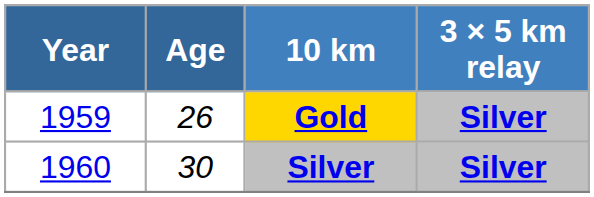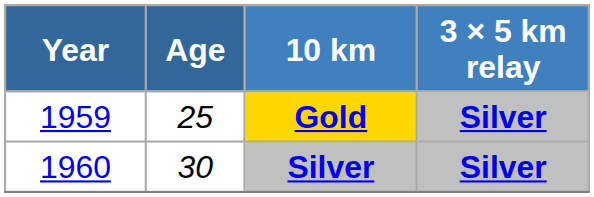(195, 117) 26 -> (195, 117) 25
